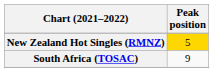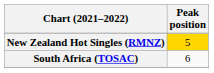(188, 59) 9 -> (188, 59) 6
